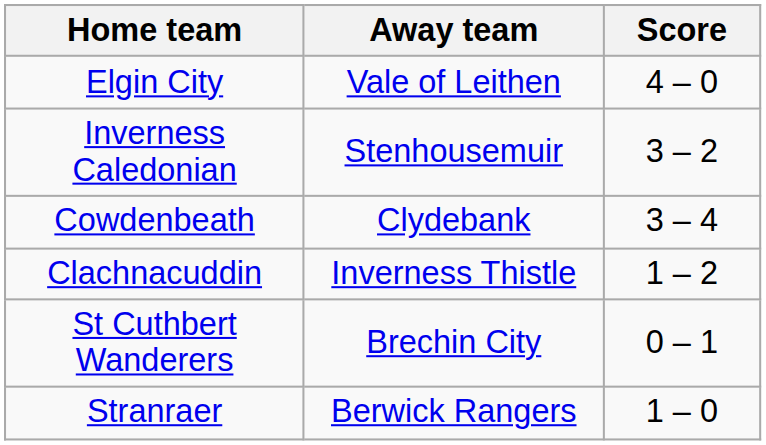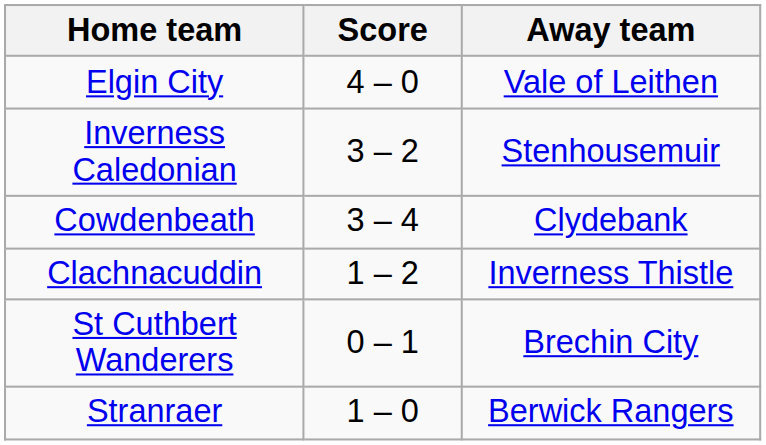columns swapped: (682, 30) <-> (454, 30)
